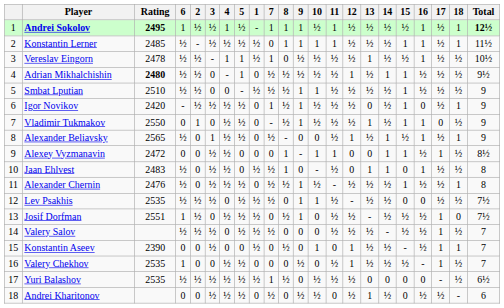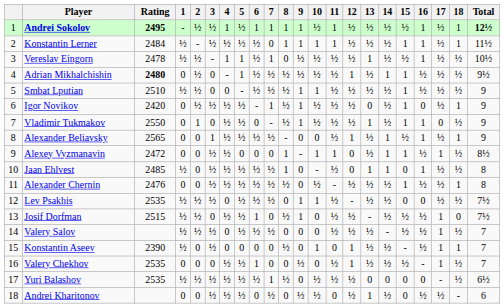columns swapped: (257, 12) <-> (183, 12)
(155, 43) 2485 -> (155, 43) 2484
(370, 153) 0 -> (370, 153) ½
(155, 169) 2483 -> (155, 169) 2485
(242, 169) 0 -> (242, 169) ½
(301, 185) 1 -> (301, 185) 0
(155, 216) 2551 -> (155, 216) 2515
